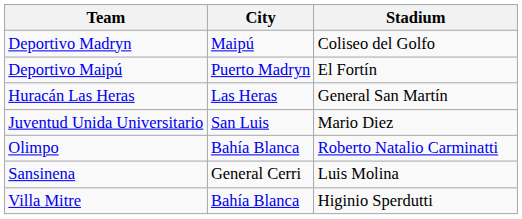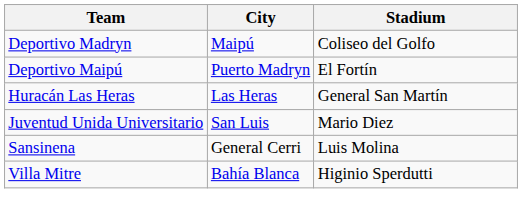- row: (33, 148)
